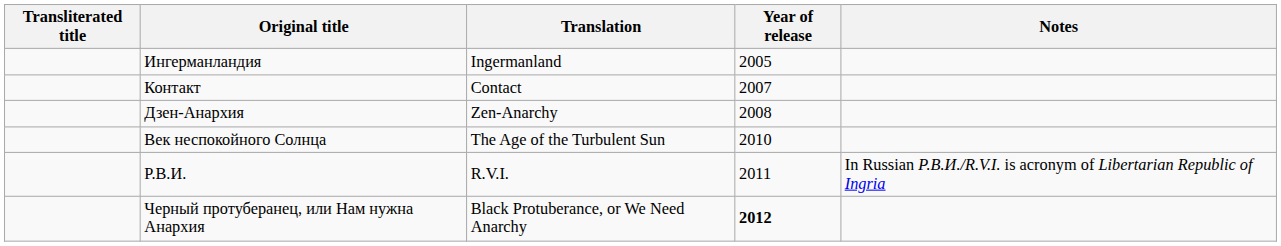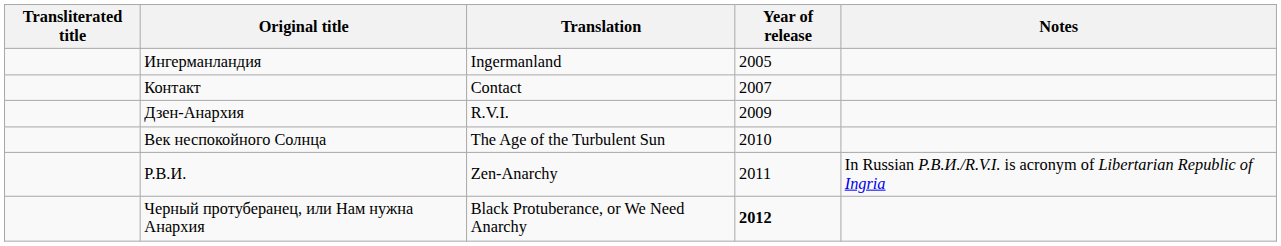(514, 113) Zen-Anarchy -> (490, 113) R.V.I.
(755, 113) 2008 -> (755, 113) 2009
(490, 174) R.V.I. -> (514, 174) Zen-Anarchy
